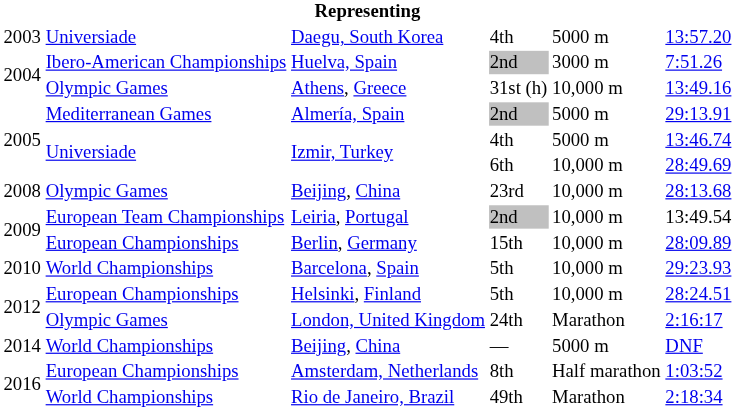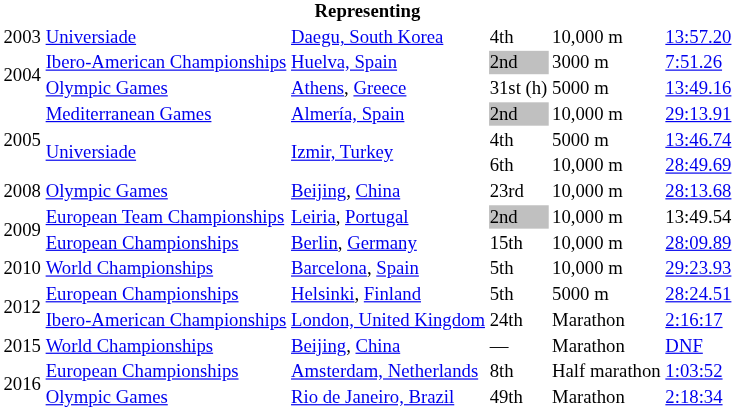(580, 36) 5000 m -> (587, 36) 10,000 m
(587, 88) 10,000 m -> (580, 88) 5000 m
(580, 113) 5000 m -> (587, 113) 10,000 m
(587, 294) 10,000 m -> (580, 294) 5000 m
(107, 319) Olympic Games -> (166, 319) Ibero-American Championships
(22, 345) 2014 -> (22, 345) 2015
(580, 345) 5000 m -> (588, 345) Marathon
(129, 397) World Championships -> (107, 397) Olympic Games
